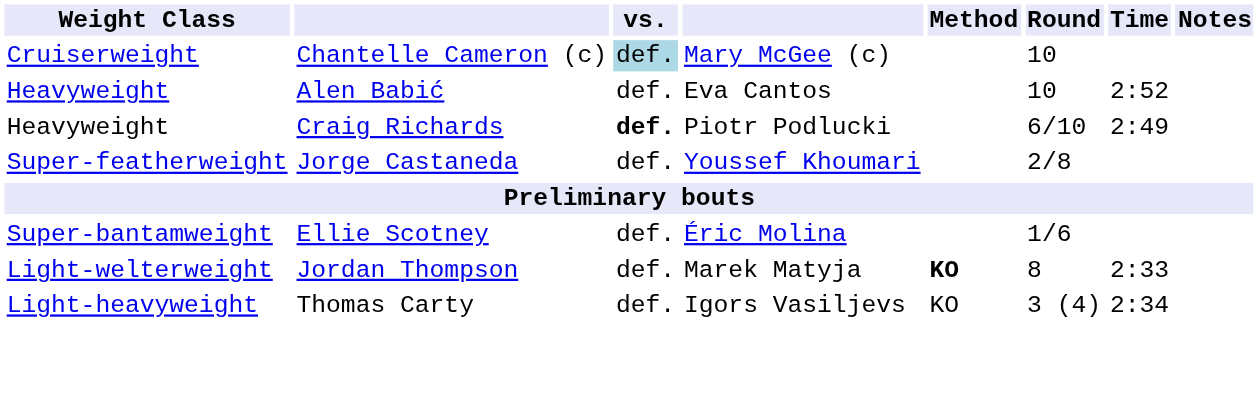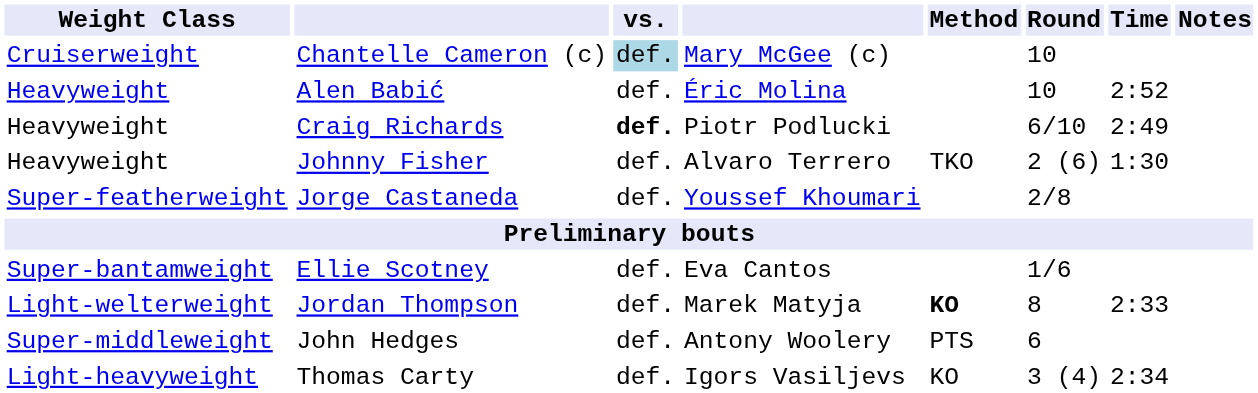(758, 91) Eva Cantos -> (765, 91) Éric Molina
+ row: (393, 163)
(765, 234) Éric Molina -> (758, 270) Eva Cantos
+ row: (378, 341)
